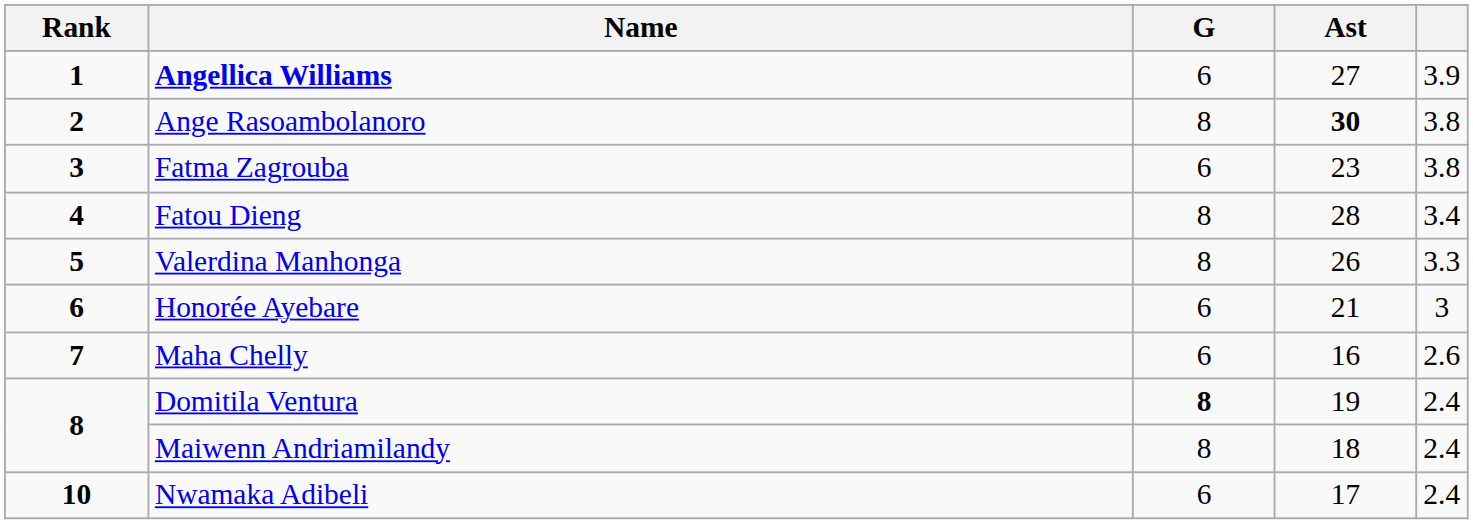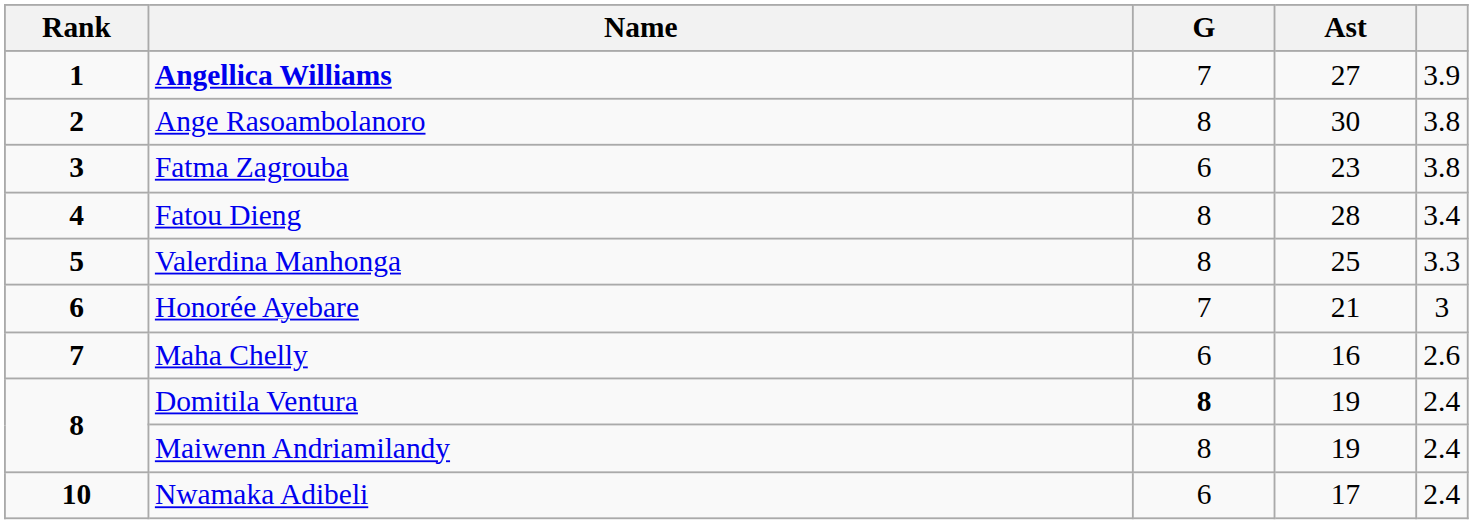(1204, 74) 6 -> (1204, 74) 7
(1346, 121) bold -> (1346, 121) normal
(1346, 261) 26 -> (1346, 261) 25
(1204, 307) 6 -> (1204, 307) 7
(1346, 448) 18 -> (1346, 448) 19
